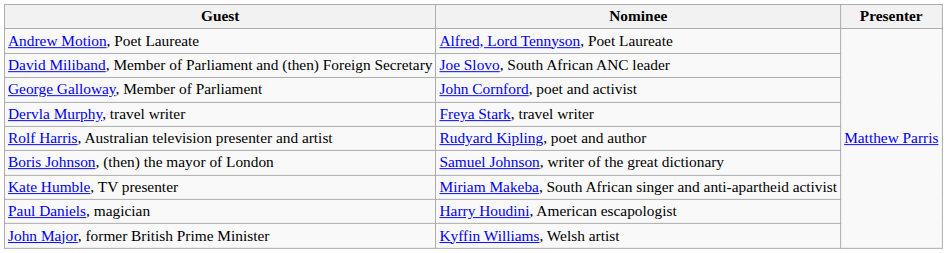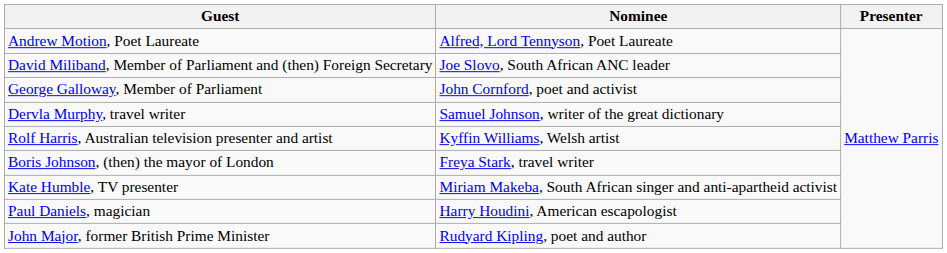(517, 114) Freya Stark, travel writer -> (582, 114) Samuel Johnson, writer of the great dictionary
(543, 138) Rudyard Kipling, poet and author -> (529, 138) Kyffin Williams, Welsh artist
(582, 162) Samuel Johnson, writer of the great dictionary -> (517, 162) Freya Stark, travel writer
(529, 235) Kyffin Williams, Welsh artist -> (543, 235) Rudyard Kipling, poet and author
